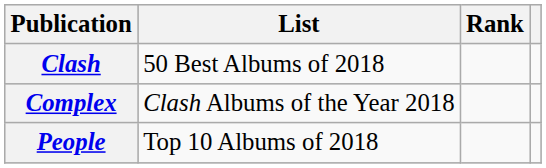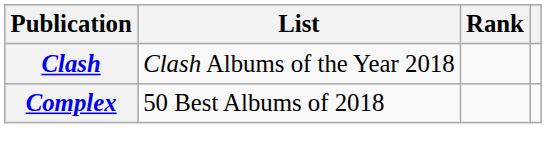(264, 63) 50 Best Albums of 2018 -> (299, 63) Clash Albums of the Year 2018
(299, 102) Clash Albums of the Year 2018 -> (264, 102) 50 Best Albums of 2018
- row: (71, 142)
